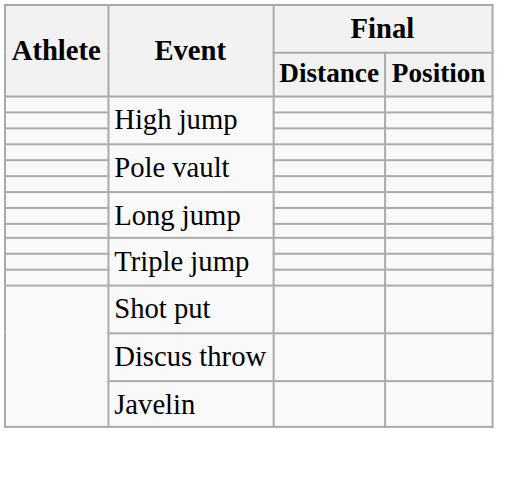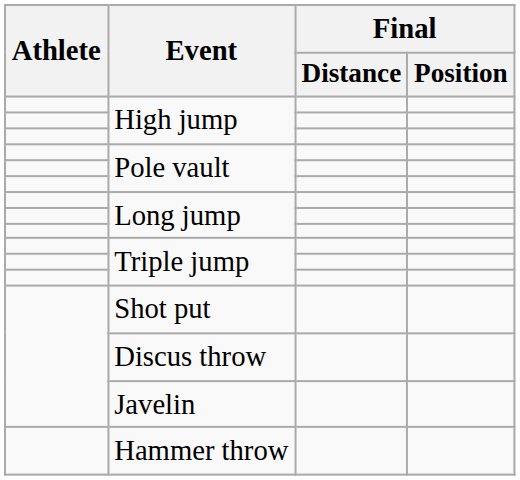+ row: (56, 452)
